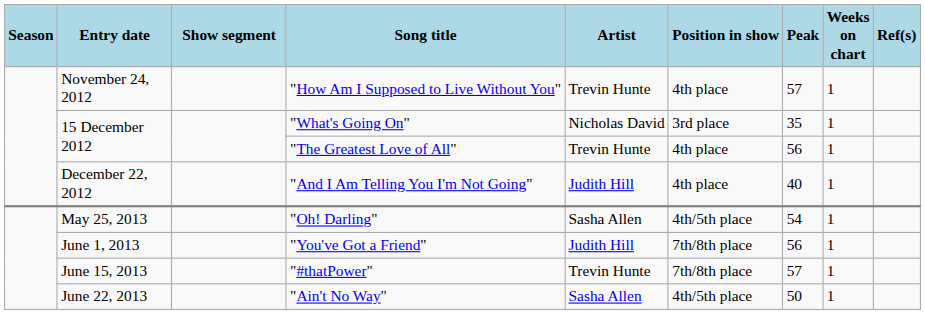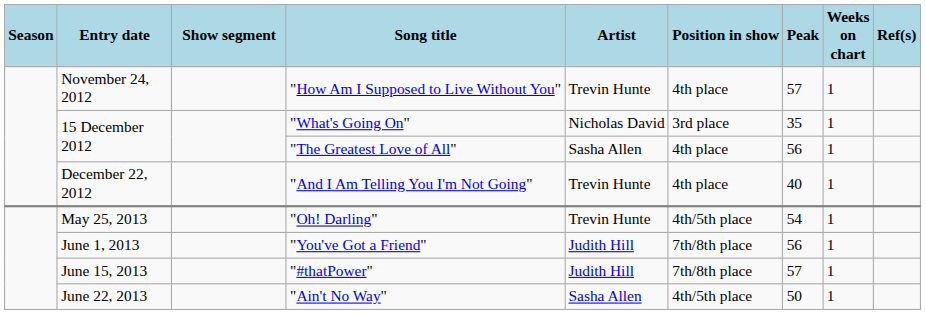(609, 149) Trevin Hunte -> (605, 149) Sasha Allen
(601, 184) Judith Hill -> (609, 184) Trevin Hunte
(605, 219) Sasha Allen -> (609, 219) Trevin Hunte
(609, 271) Trevin Hunte -> (601, 271) Judith Hill
